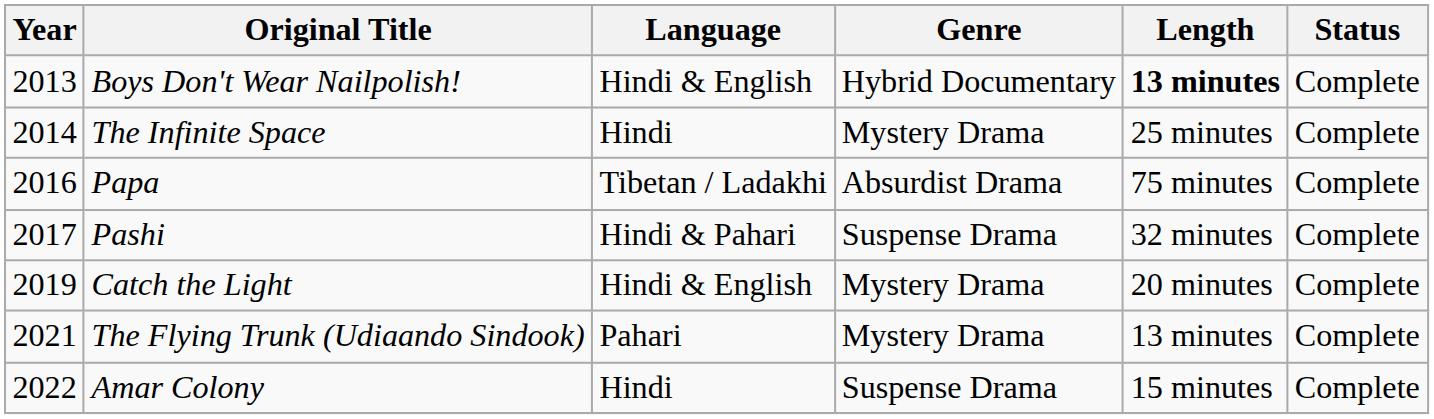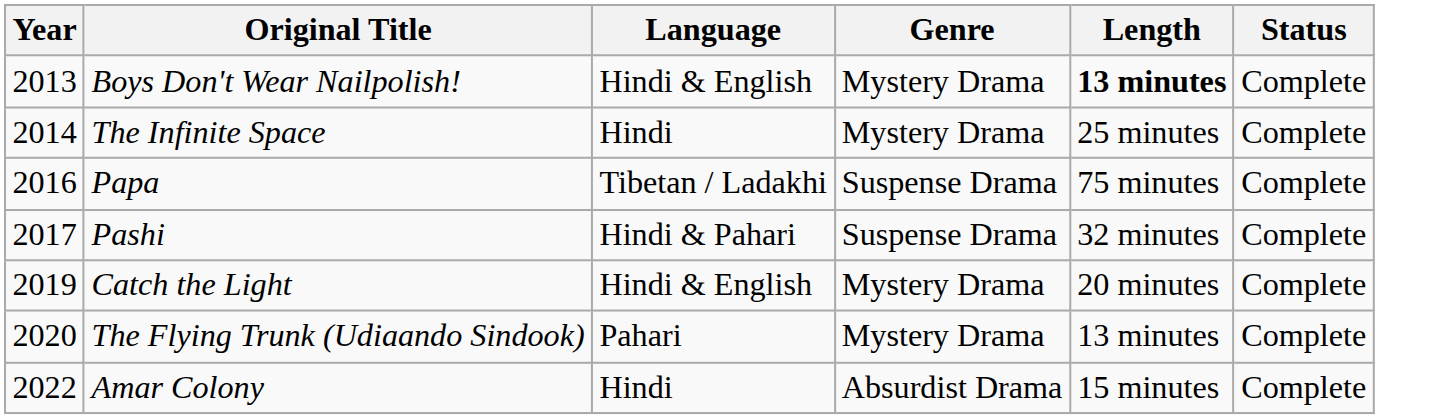(979, 81) Hybrid Documentary -> (943, 81) Mystery Drama
(952, 183) Absurdist Drama -> (949, 183) Suspense Drama
(45, 336) 2021 -> (45, 336) 2020
(949, 387) Suspense Drama -> (952, 387) Absurdist Drama
